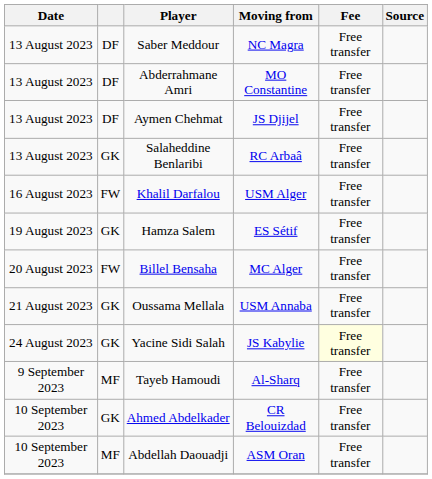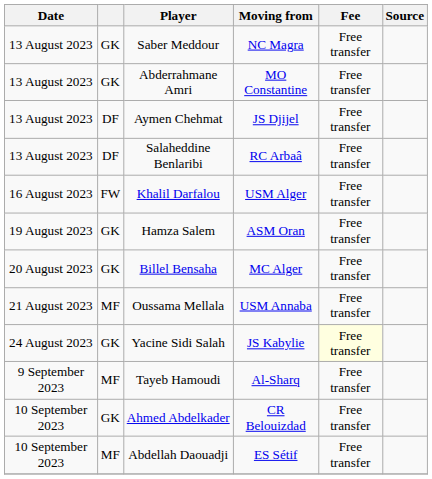(110, 44) DF -> (110, 44) GK
(110, 81) DF -> (110, 81) GK
(110, 156) GK -> (110, 156) DF
(276, 230) ES Sétif -> (276, 230) ASM Oran
(110, 268) FW -> (110, 268) GK
(110, 305) GK -> (110, 305) MF
(276, 454) ASM Oran -> (276, 454) ES Sétif
